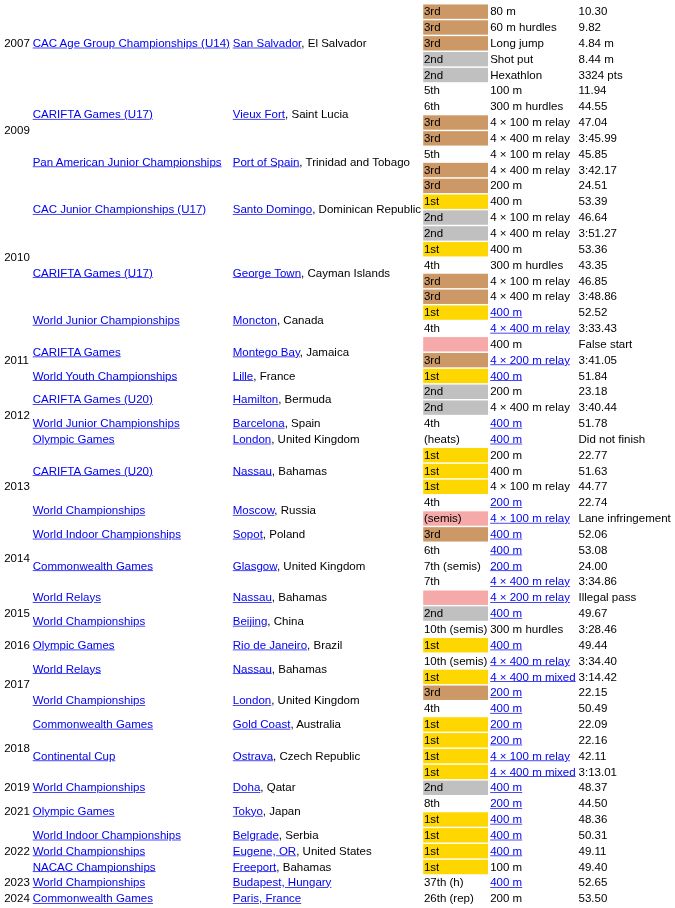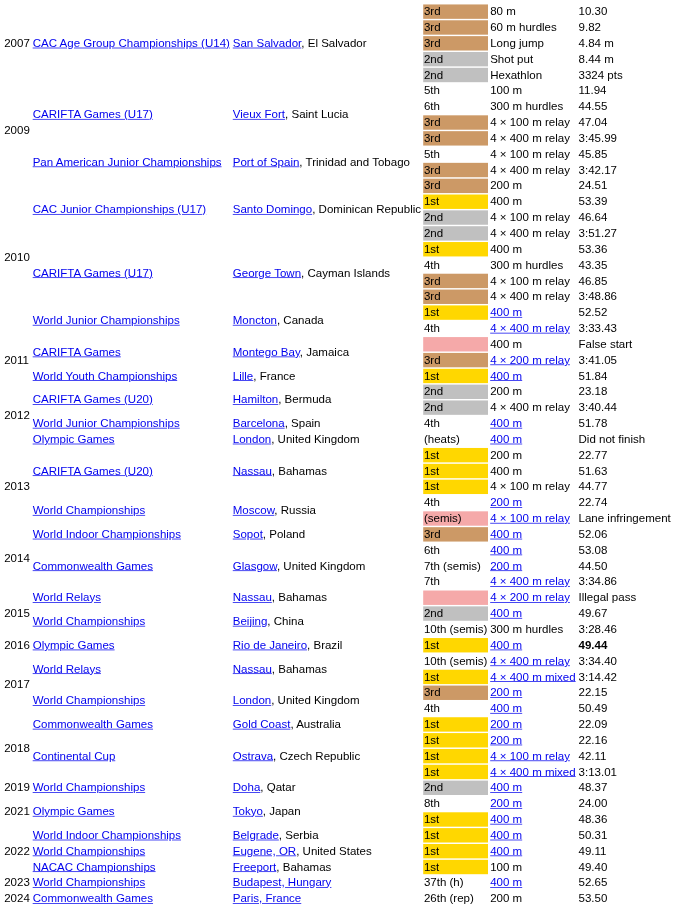(593, 566) 24.00 -> (593, 566) 44.50
(593, 645) normal -> (593, 645) bold
(593, 803) 44.50 -> (593, 803) 24.00
